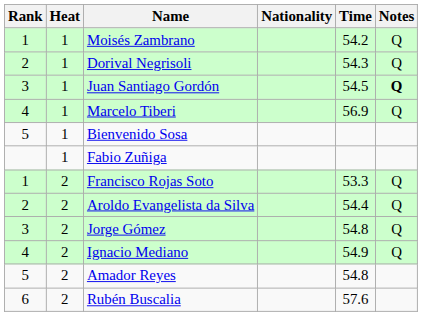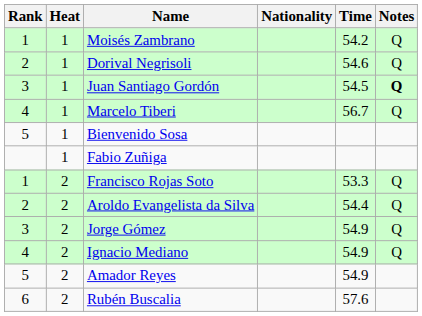(356, 63) 54.3 -> (356, 63) 54.6
(356, 110) 56.9 -> (356, 110) 56.7
(356, 228) 54.8 -> (356, 228) 54.9
(356, 275) 54.8 -> (356, 275) 54.9
